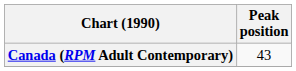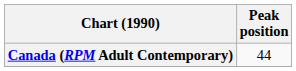(264, 54) 43 -> (264, 54) 44
